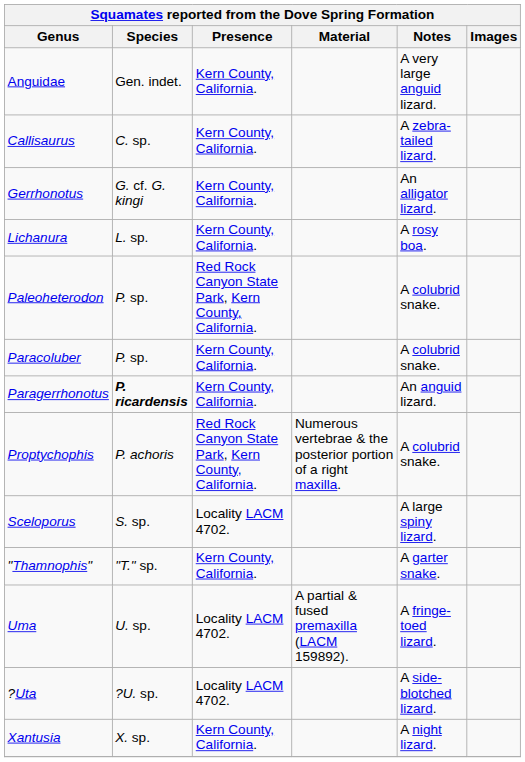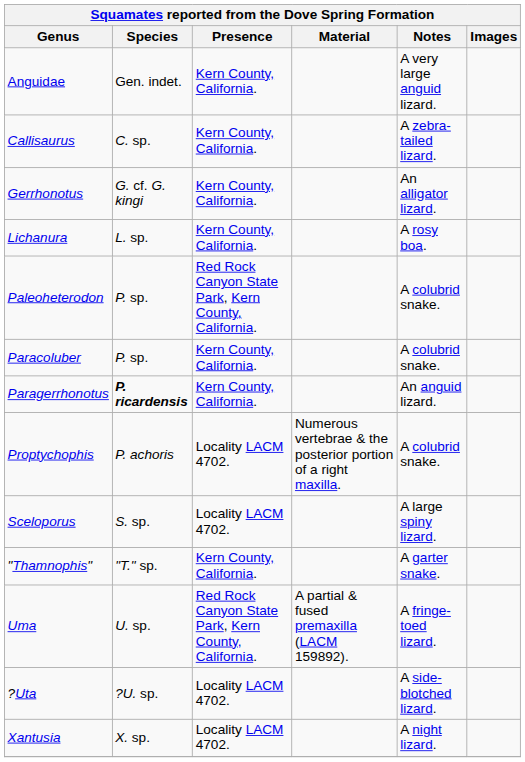(237, 454) Red Rock Canyon State Park, Kern County, California. -> (240, 454) Locality LACM 4702.
(240, 626) Locality LACM 4702. -> (237, 626) Red Rock Canyon State Park, Kern County, California.
(235, 737) Kern County, California. -> (240, 737) Locality LACM 4702.
